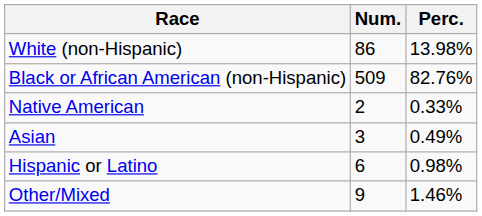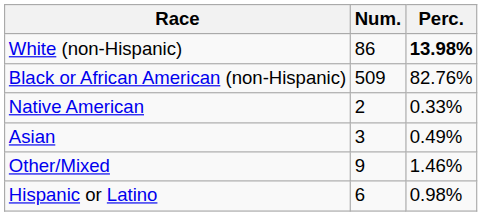(441, 48) normal -> (441, 48) bold
rows swapped: (59, 195) <-> (83, 166)
